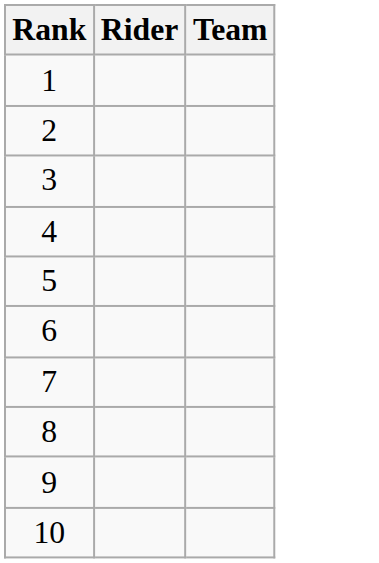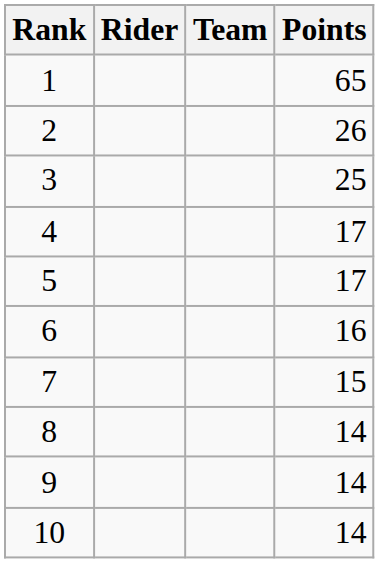+ column: (324, 29)
